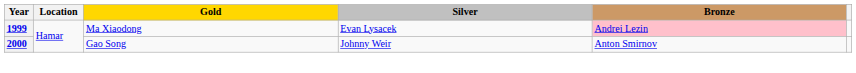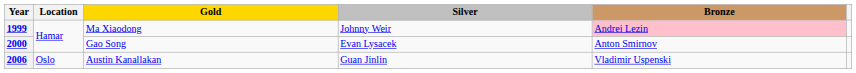(368, 28) Evan Lysacek -> (366, 28) Johnny Weir
(366, 44) Johnny Weir -> (368, 44) Evan Lysacek
+ row: (17, 60)
